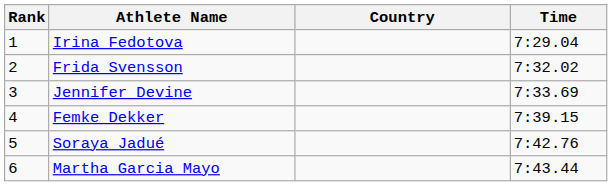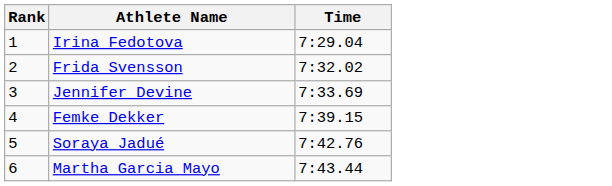- column: (402, 17)
